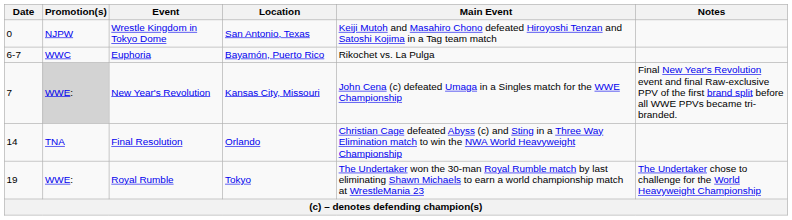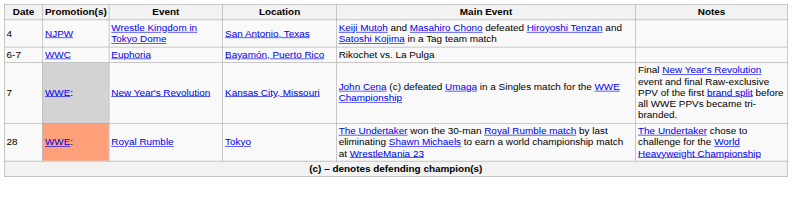(9, 33) 0 -> (9, 33) 4
- row: (147, 142)
(12, 180) 19 -> (12, 142) 28
(59, 180) no background -> (59, 142) lightsalmon background
